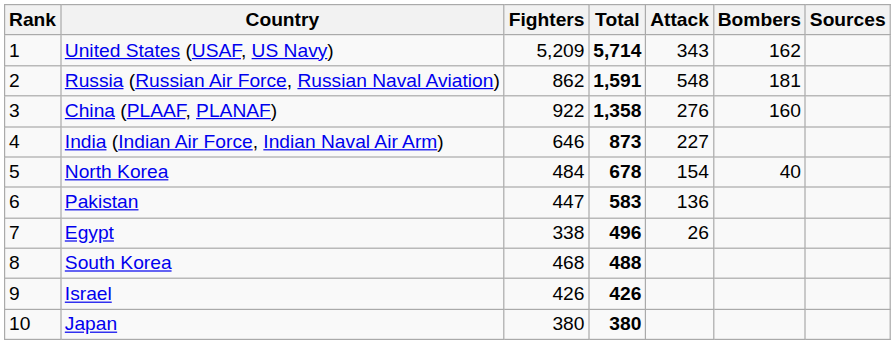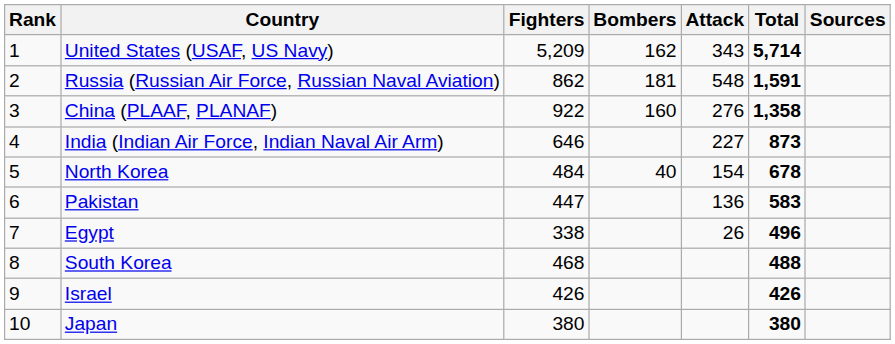columns swapped: (759, 19) <-> (617, 19)
